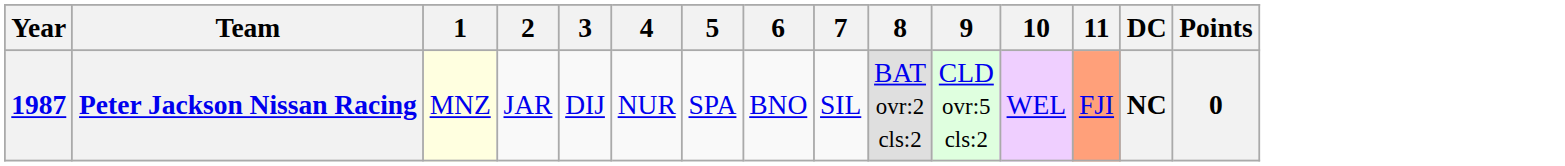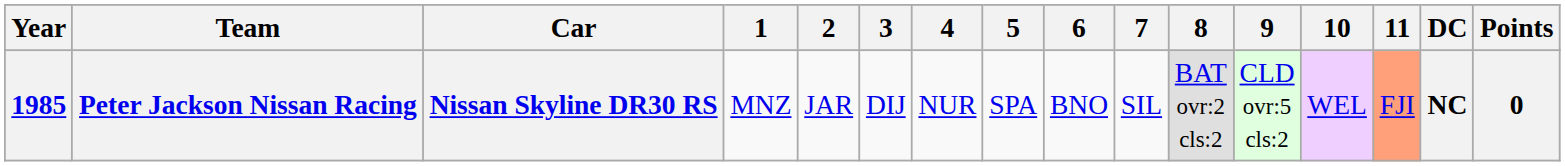+ column: (574, 27)
(39, 105) 1987 -> (39, 105) 1985
(460, 105) lightyellow background -> (761, 105) no background
